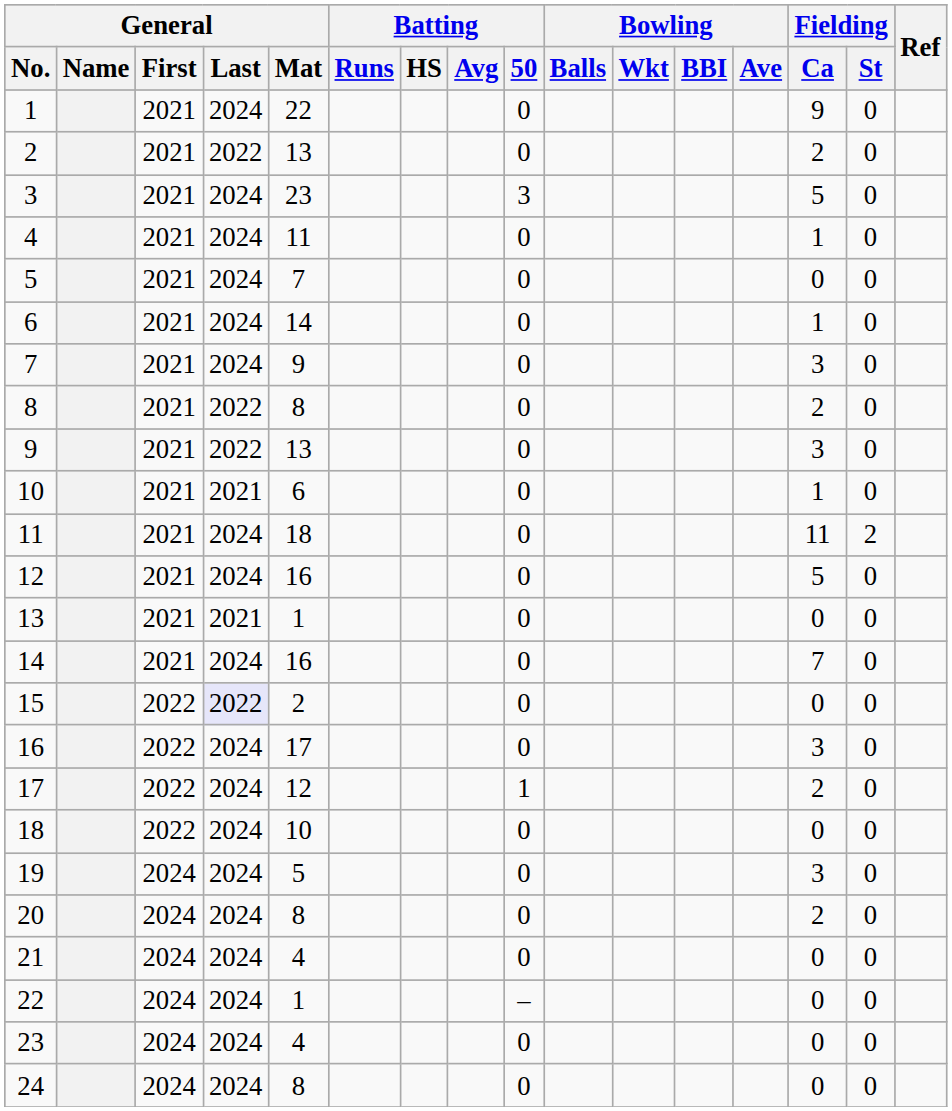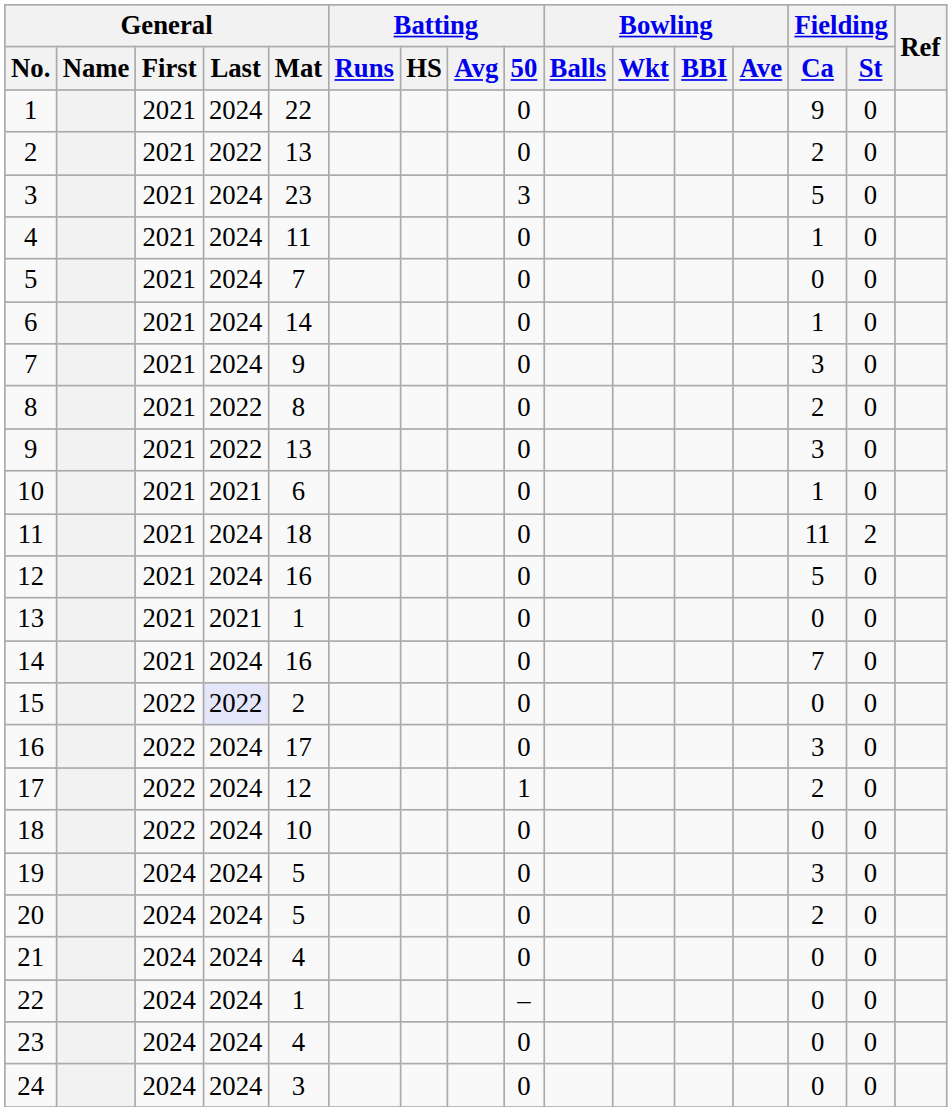(298, 915) 8 -> (298, 915) 5
(298, 1085) 8 -> (298, 1085) 3
